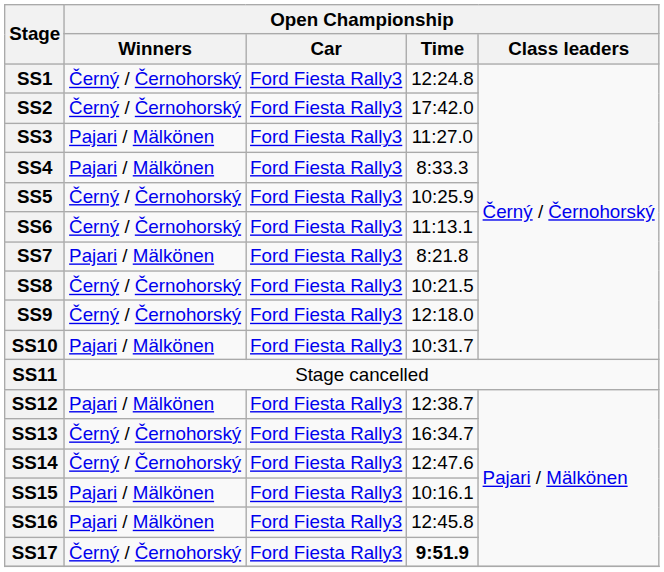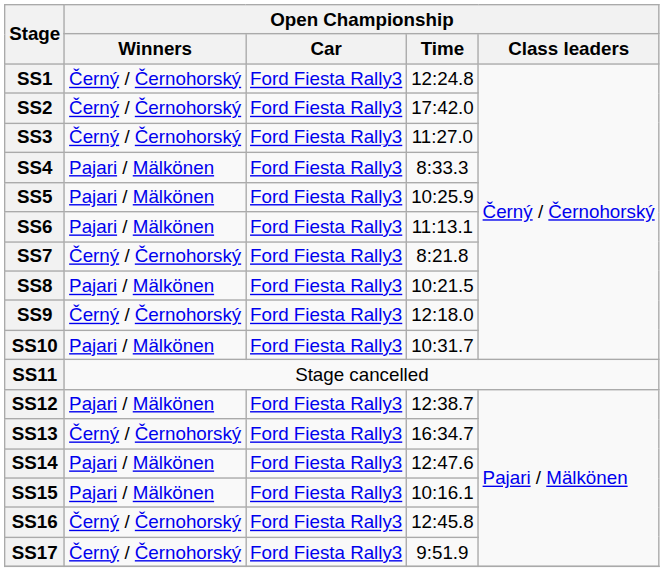(142, 137) Pajari / Mälkönen -> (155, 137) Černý / Černohorský
(155, 197) Černý / Černohorský -> (142, 197) Pajari / Mälkönen
(155, 226) Černý / Černohorský -> (142, 226) Pajari / Mälkönen
(142, 256) Pajari / Mälkönen -> (155, 256) Černý / Černohorský
(155, 285) Černý / Černohorský -> (142, 285) Pajari / Mälkönen
(155, 463) Černý / Černohorský -> (142, 463) Pajari / Mälkönen
(142, 522) Pajari / Mälkönen -> (155, 522) Černý / Černohorský
(442, 552) bold -> (442, 552) normal
